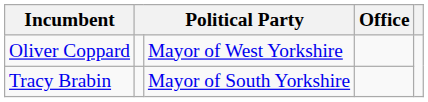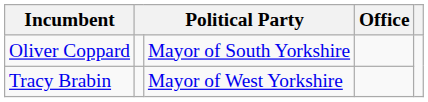(245, 50) Mayor of West Yorkshire -> (249, 50) Mayor of South Yorkshire
(249, 81) Mayor of South Yorkshire -> (245, 81) Mayor of West Yorkshire
